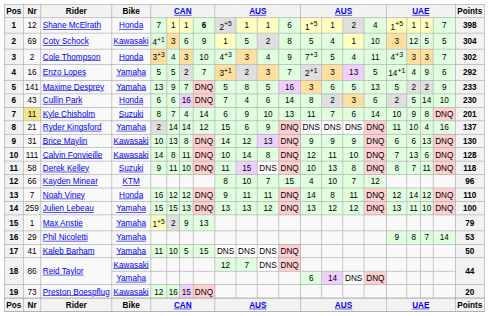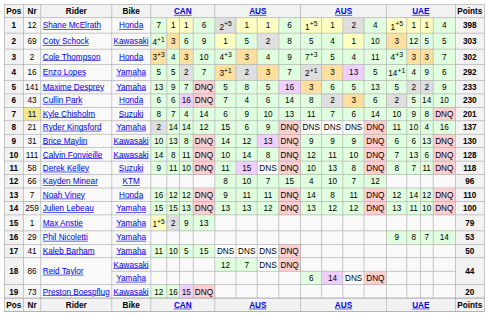(204, 25) bold -> (204, 25) normal
(444, 25) 7 -> (444, 25) 4
(470, 41) 304 -> (470, 41) 303
